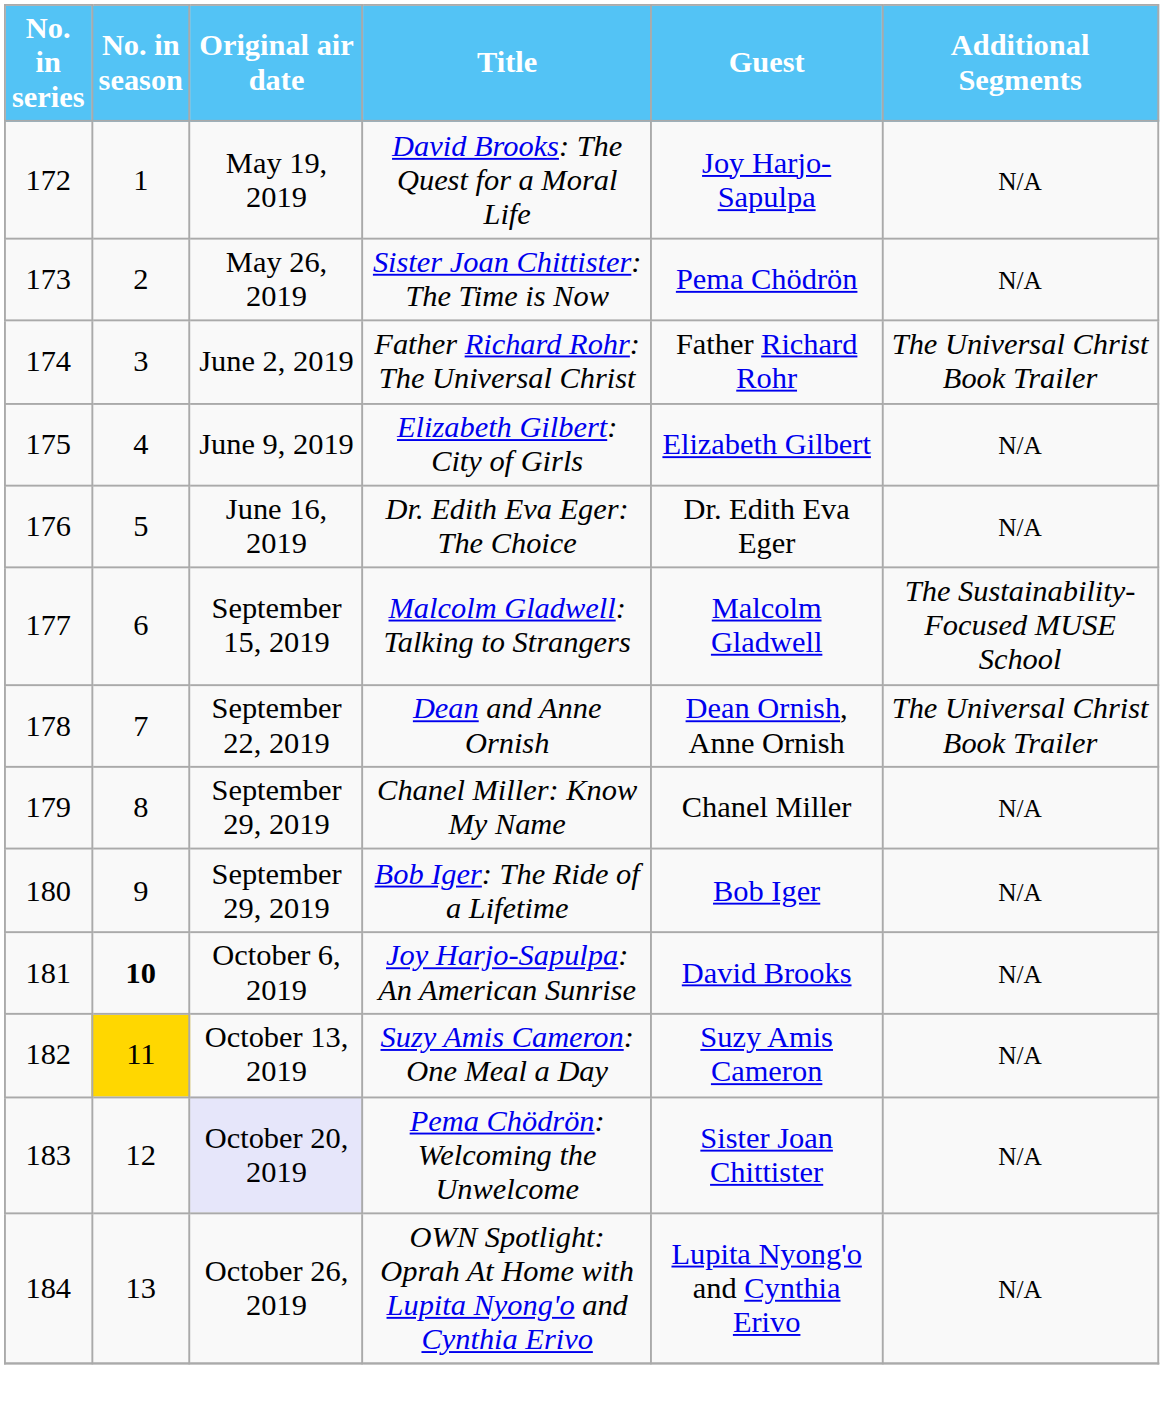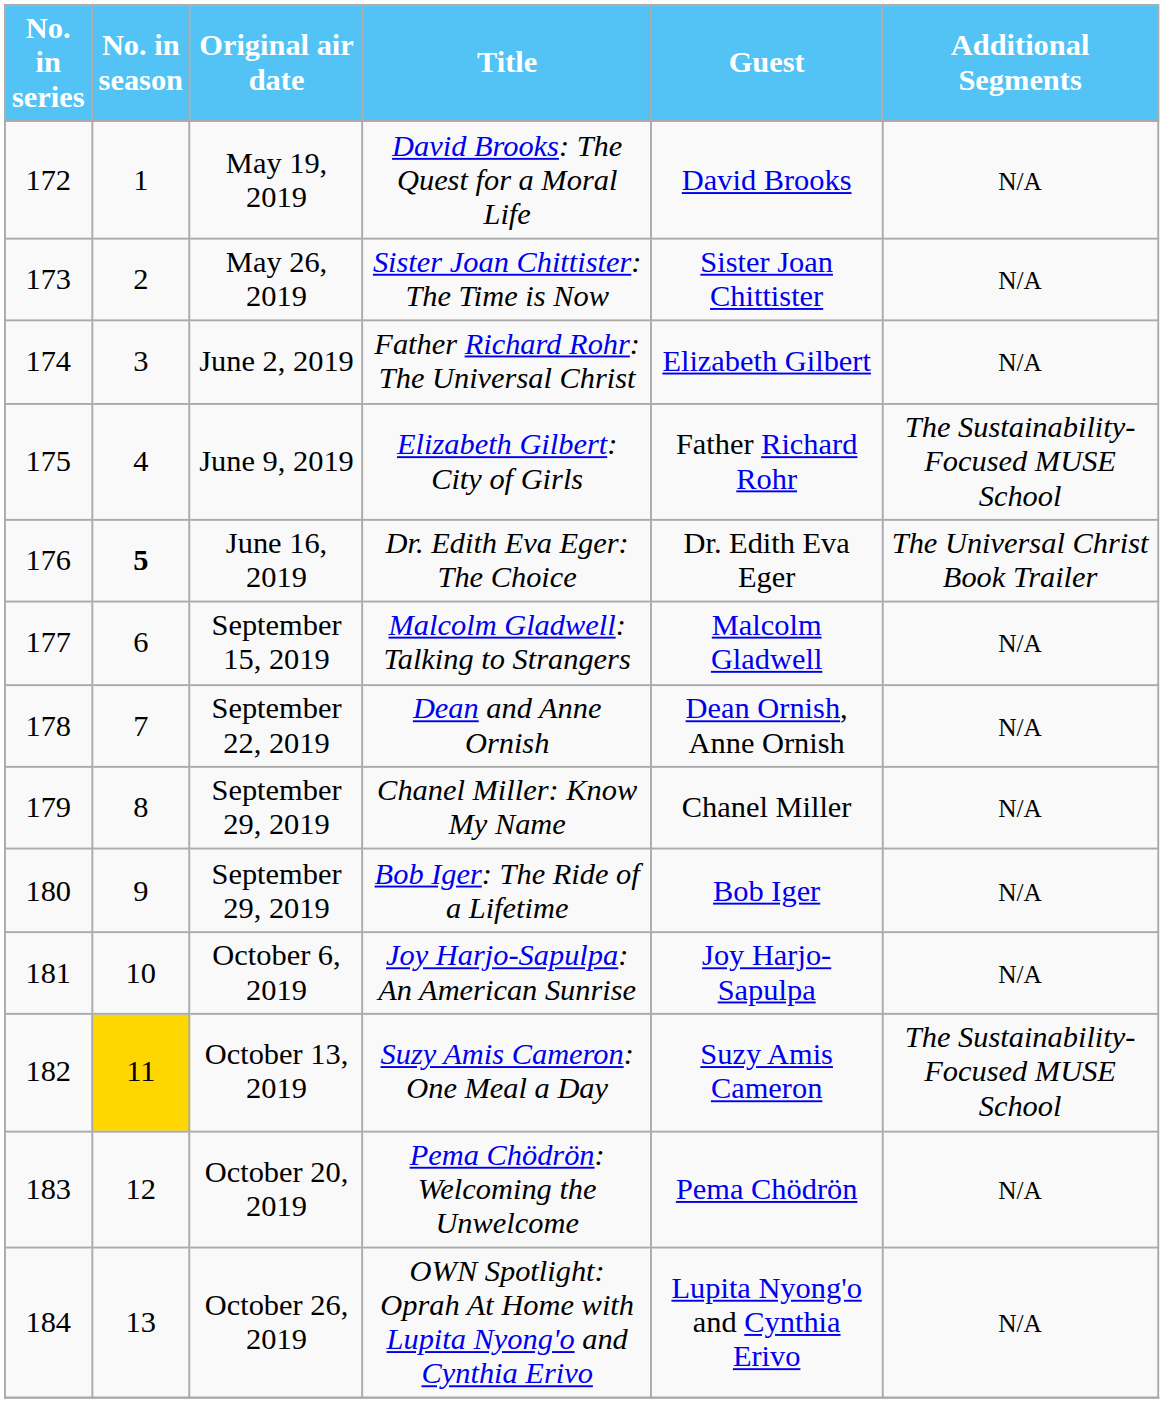(767, 179) Joy Harjo-Sapulpa -> (767, 179) David Brooks
(767, 278) Pema Chödrön -> (767, 278) Sister Joan Chittister
(767, 361) Father Richard Rohr -> (767, 361) Elizabeth Gilbert
(1020, 361) The Universal Christ Book Trailer -> (1020, 361) N/A
(767, 443) Elizabeth Gilbert -> (767, 460) Father Richard Rohr
(1020, 443) N/A -> (1020, 460) The Sustainability-Focused MUSE School
(141, 526) normal -> (141, 560) bold
(1020, 526) N/A -> (1020, 560) The Universal Christ Book Trailer
(1020, 625) The Sustainability-Focused MUSE School -> (1020, 642) N/A
(1020, 725) The Universal Christ Book Trailer -> (1020, 725) N/A
(141, 972) bold -> (141, 972) normal
(767, 972) David Brooks -> (767, 972) Joy Harjo-Sapulpa
(1020, 1054) N/A -> (1020, 1071) The Sustainability-Focused MUSE School
(277, 1154) lavender background -> (277, 1188) no background
(767, 1154) Sister Joan Chittister -> (767, 1188) Pema Chödrön
